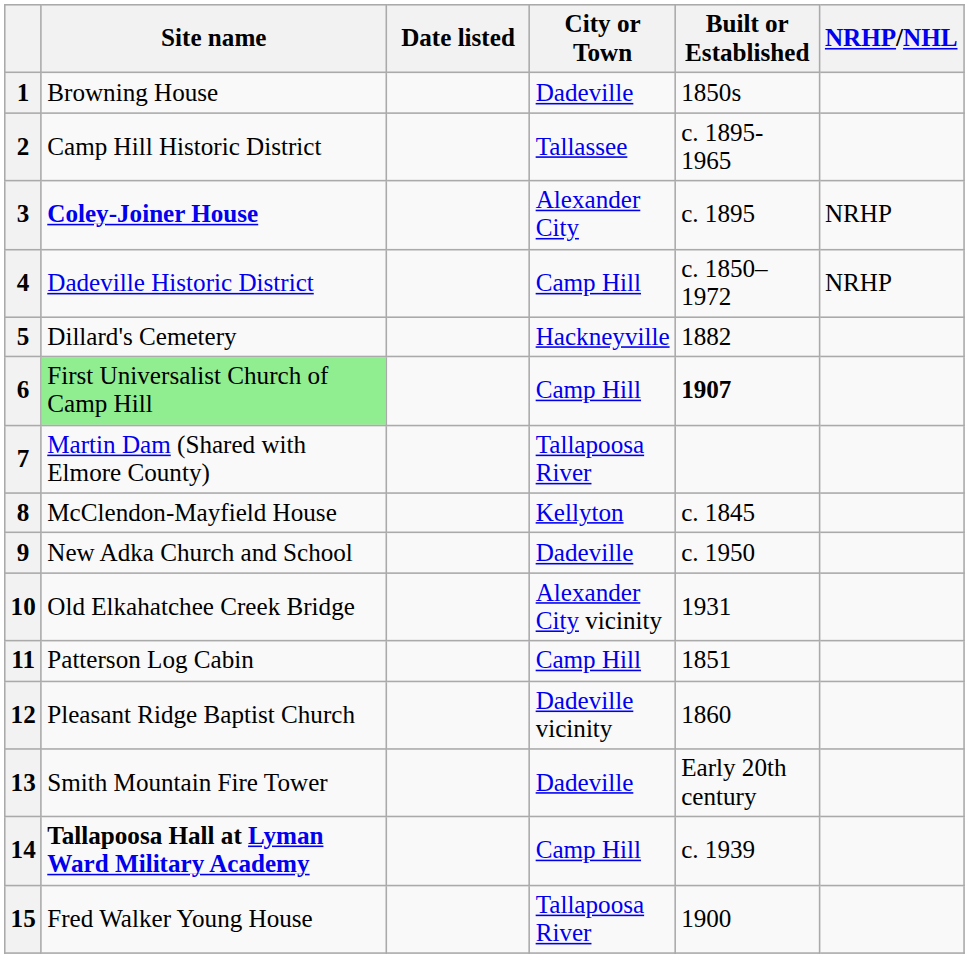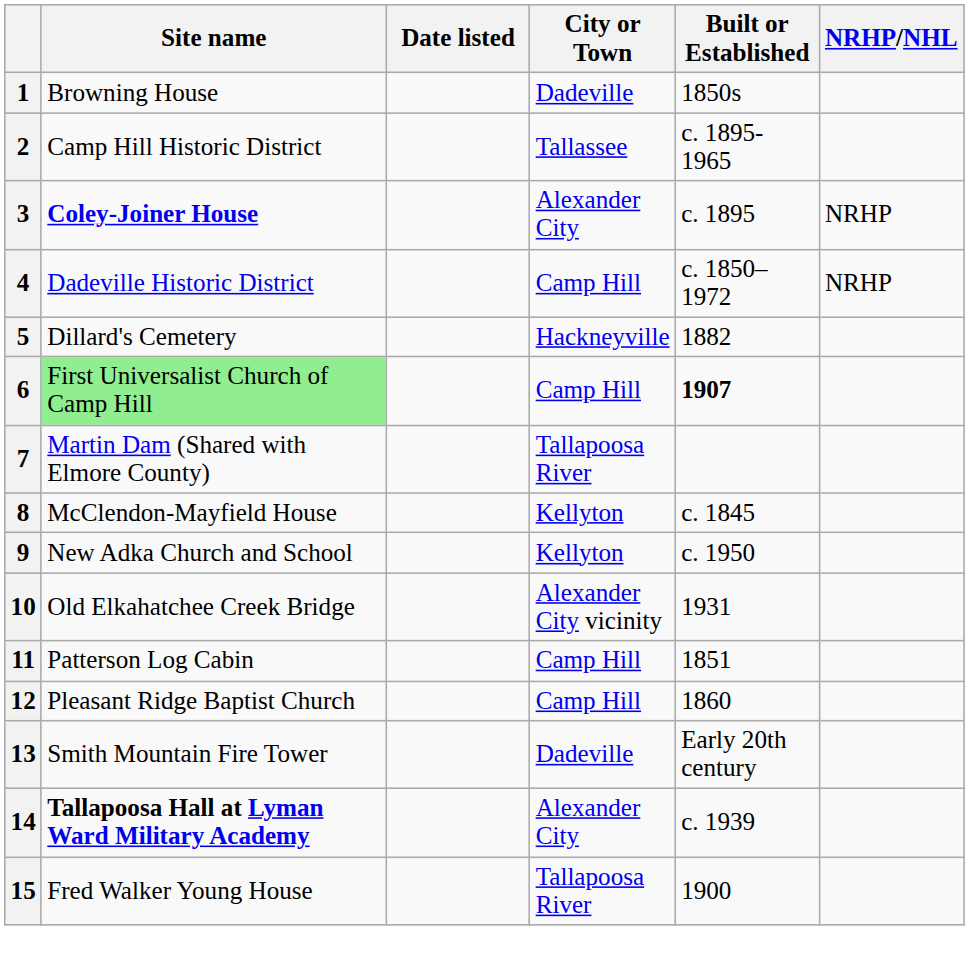(584, 552) Dadeville -> (580, 552) Kellyton
(584, 714) Dadeville vicinity -> (588, 700) Camp Hill
(588, 850) Camp Hill -> (588, 822) Alexander City
